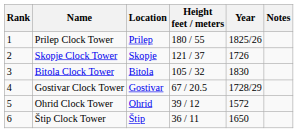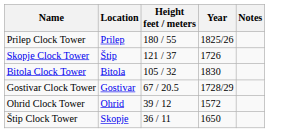- column: (18, 18)
(143, 55) Skopje -> (109, 55) Štip
(137, 119) Štip -> (115, 119) Skopje
